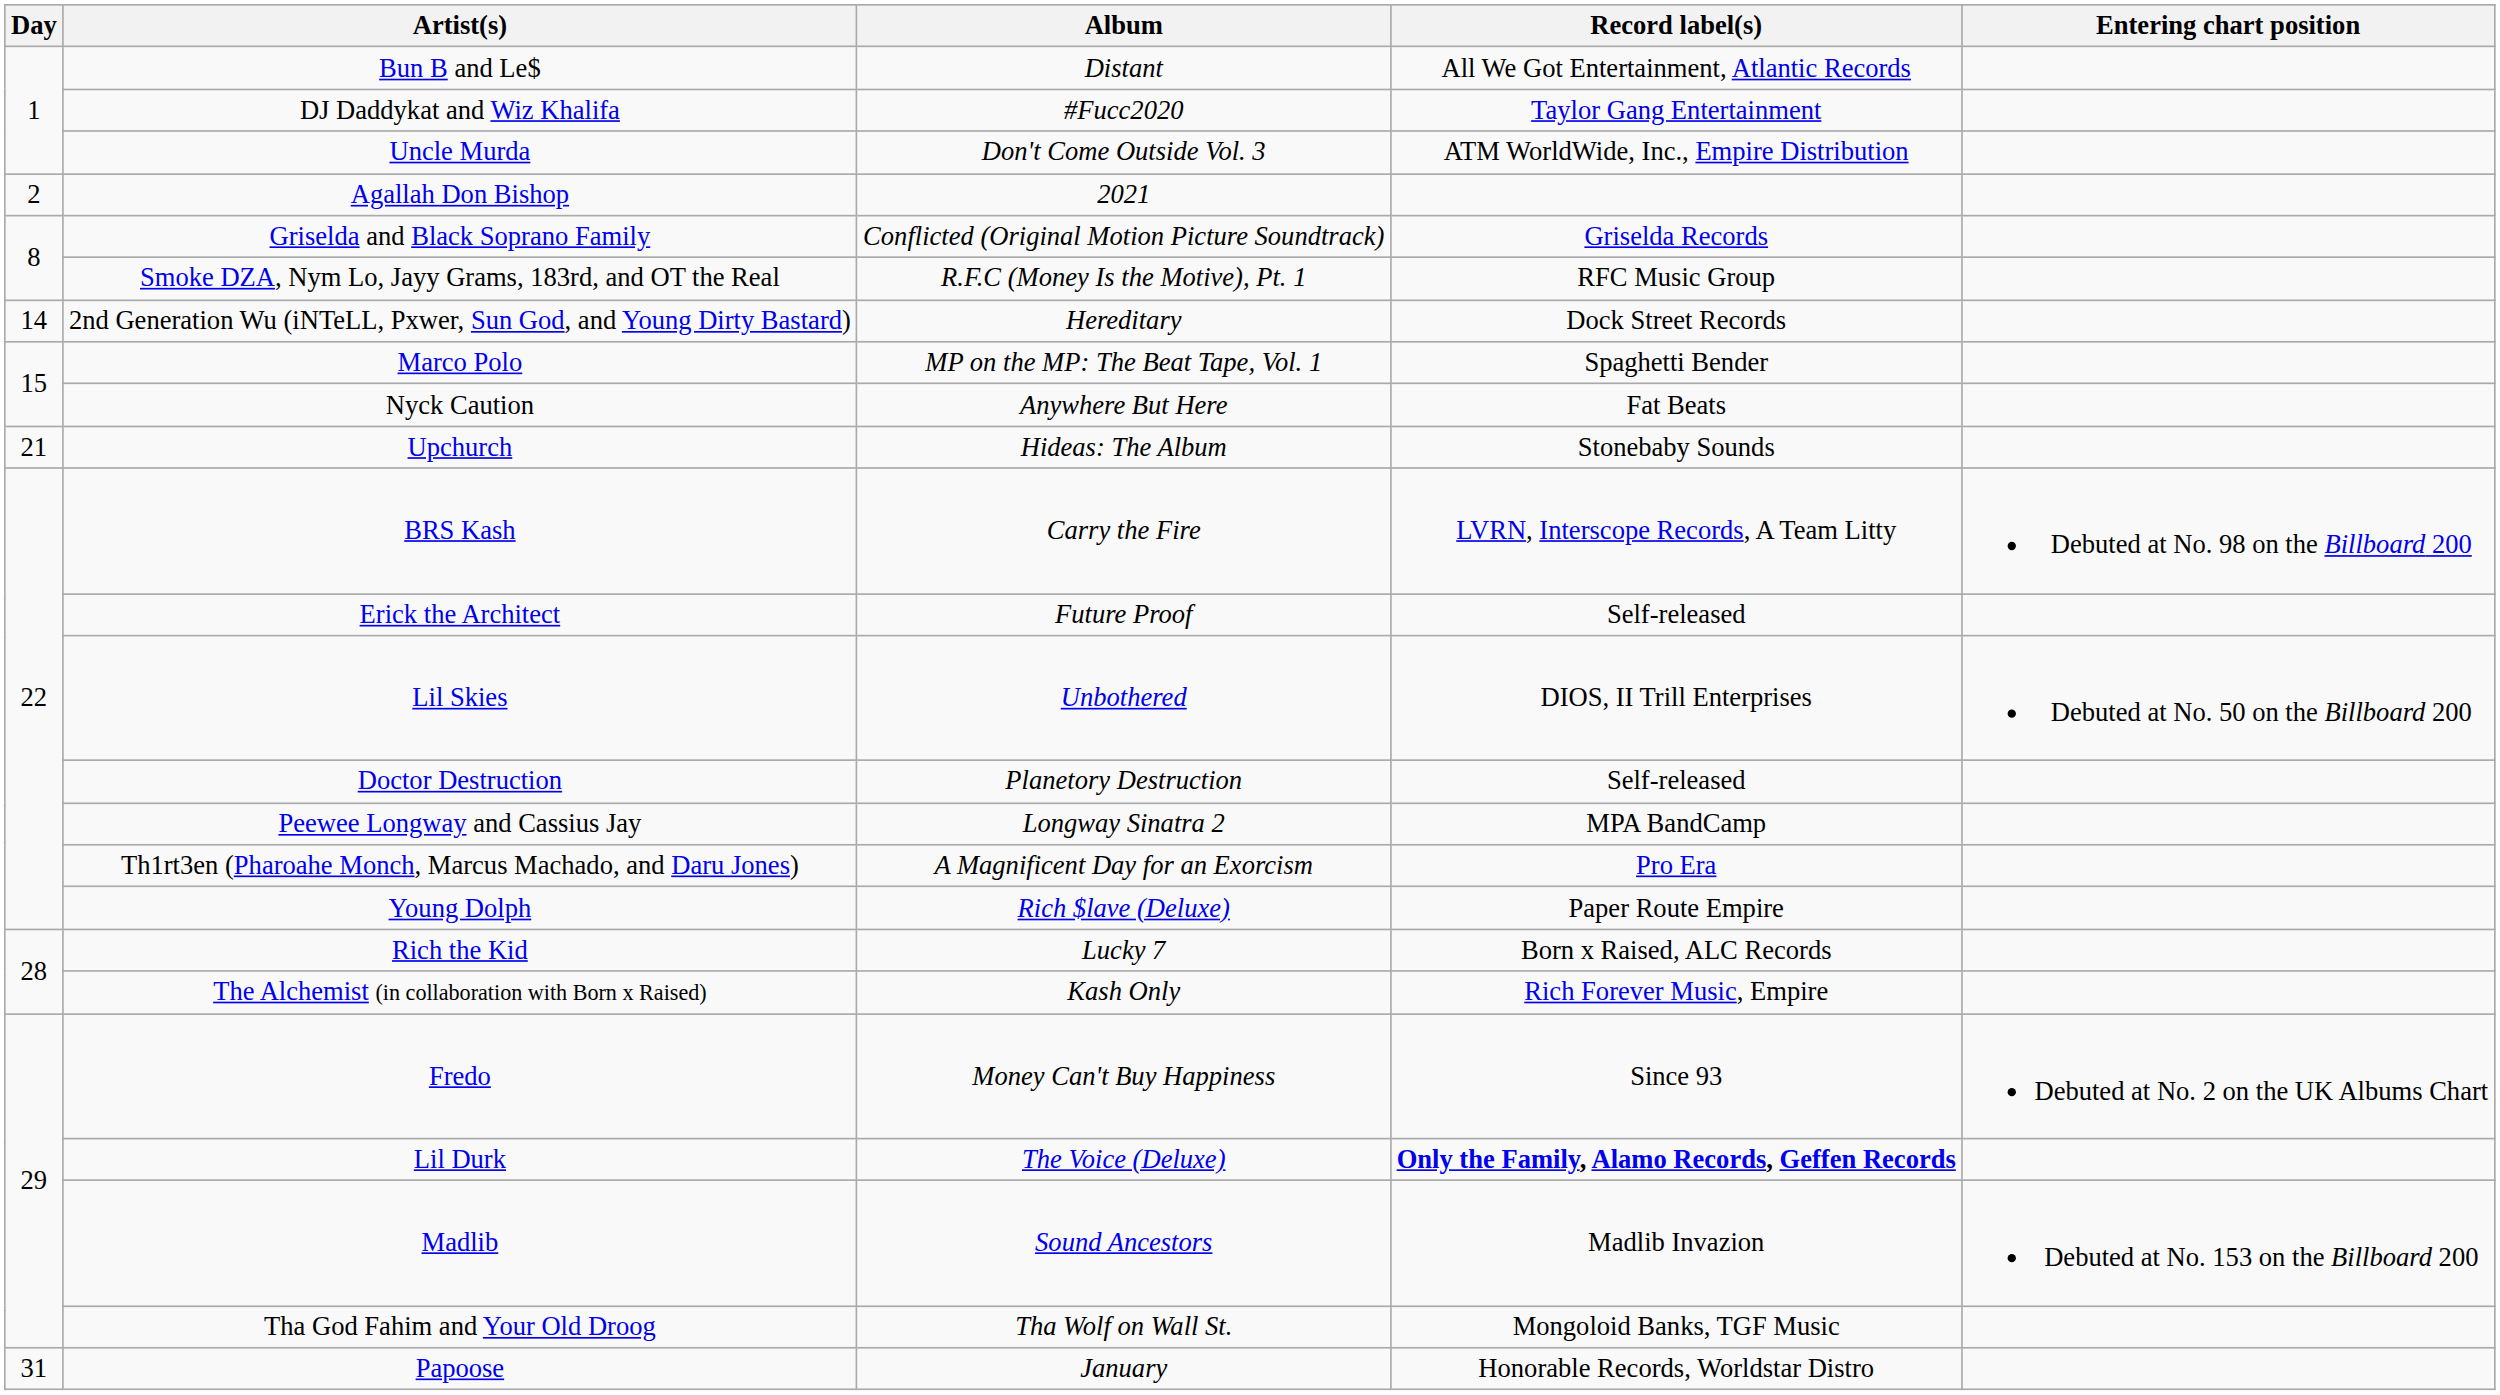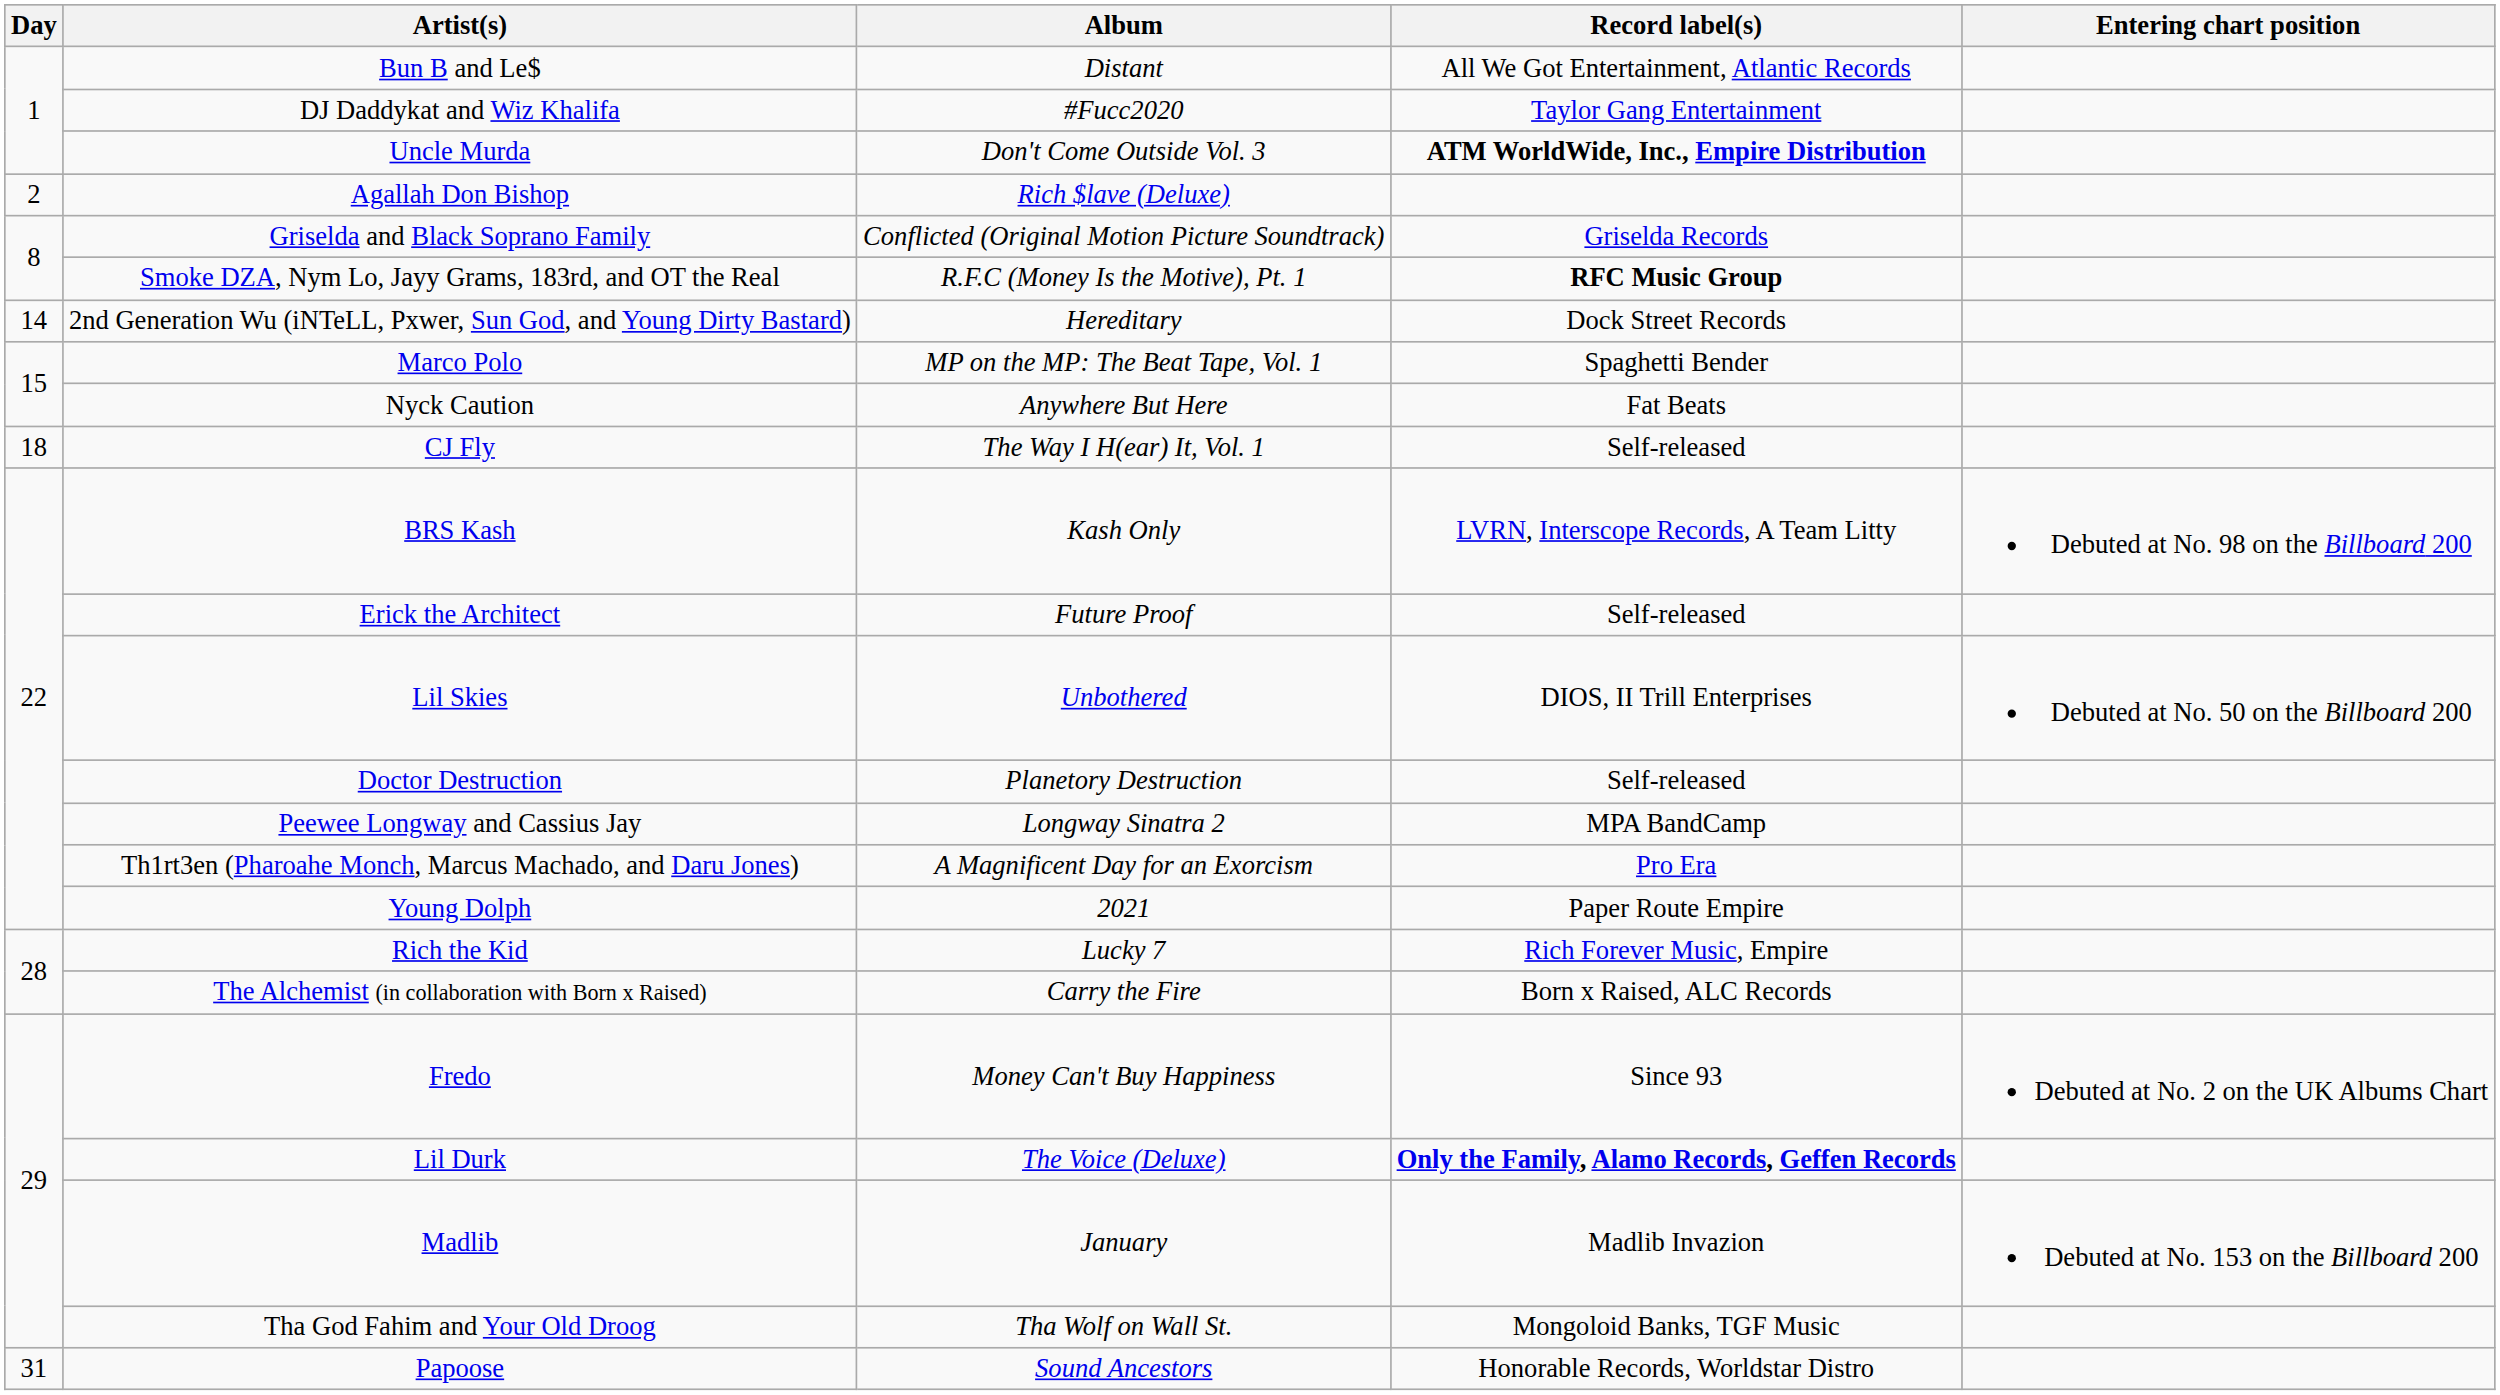(1676, 151) normal -> (1676, 151) bold
(1124, 194) 2021 -> (1124, 194) Rich $lave (Deluxe)
(1676, 278) normal -> (1676, 278) bold
+ row: (460, 446)
- row: (460, 446)
(1124, 530) Carry the Fire -> (1124, 530) Kash Only
(1124, 907) Rich $lave (Deluxe) -> (1124, 907) 2021
(1676, 949) Born x Raised, ALC Records -> (1676, 949) Rich Forever Music, Empire
(1124, 991) Kash Only -> (1124, 991) Carry the Fire
(1676, 991) Rich Forever Music, Empire -> (1676, 991) Born x Raised, ALC Records
(1124, 1242) Sound Ancestors -> (1124, 1242) January
(1124, 1368) January -> (1124, 1368) Sound Ancestors
